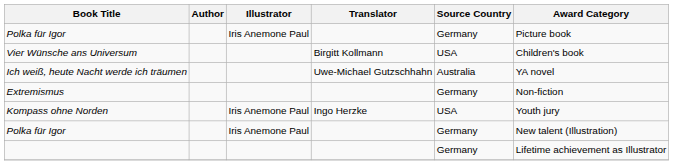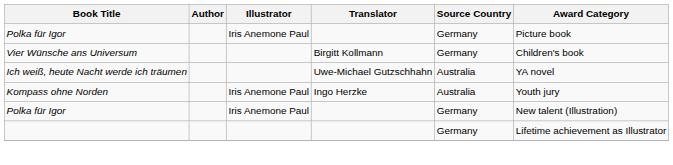(447, 53) USA -> (457, 53) Germany
- row: (35, 92)
(447, 111) USA -> (456, 92) Australia
